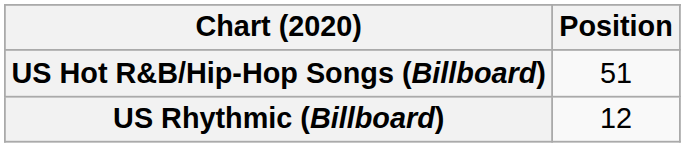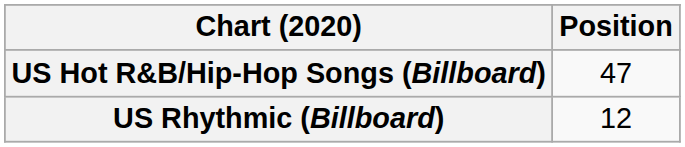(616, 73) 51 -> (616, 73) 47
